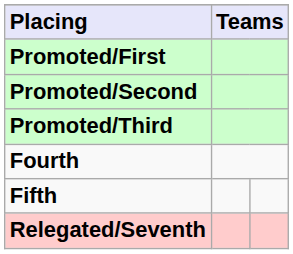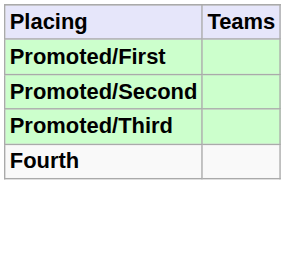- row: (33, 195)
- row: (108, 230)
